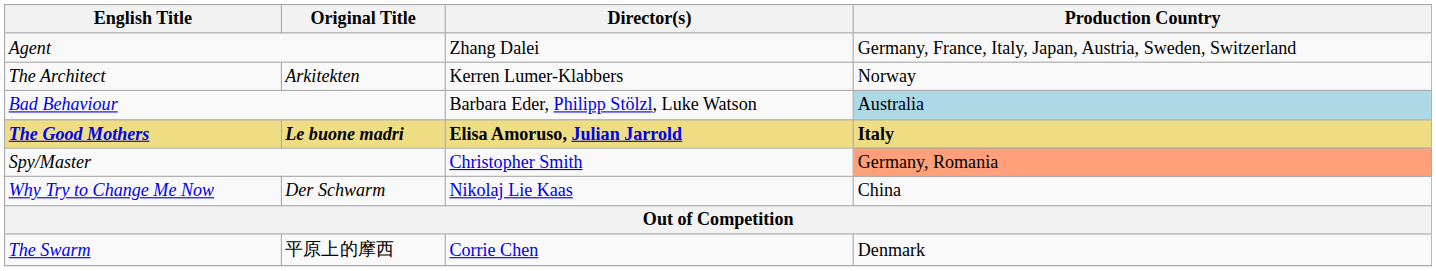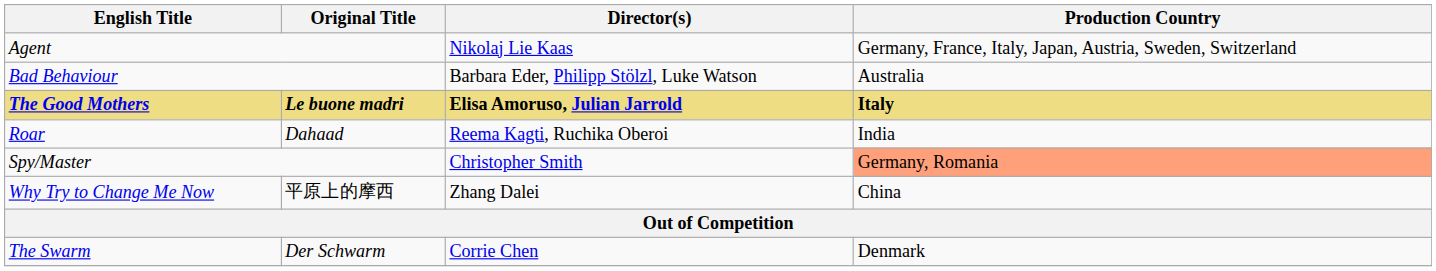(494, 47) Zhang Dalei -> (511, 47) Nikolaj Lie Kaas
- row: (57, 76)
(891, 104) lightblue background -> (891, 76) no background
+ row: (27, 133)
(335, 190) Der Schwarm -> (340, 192) 平原上的摩西
(511, 190) Nikolaj Lie Kaas -> (494, 192) Zhang Dalei
(340, 249) 平原上的摩西 -> (335, 251) Der Schwarm
